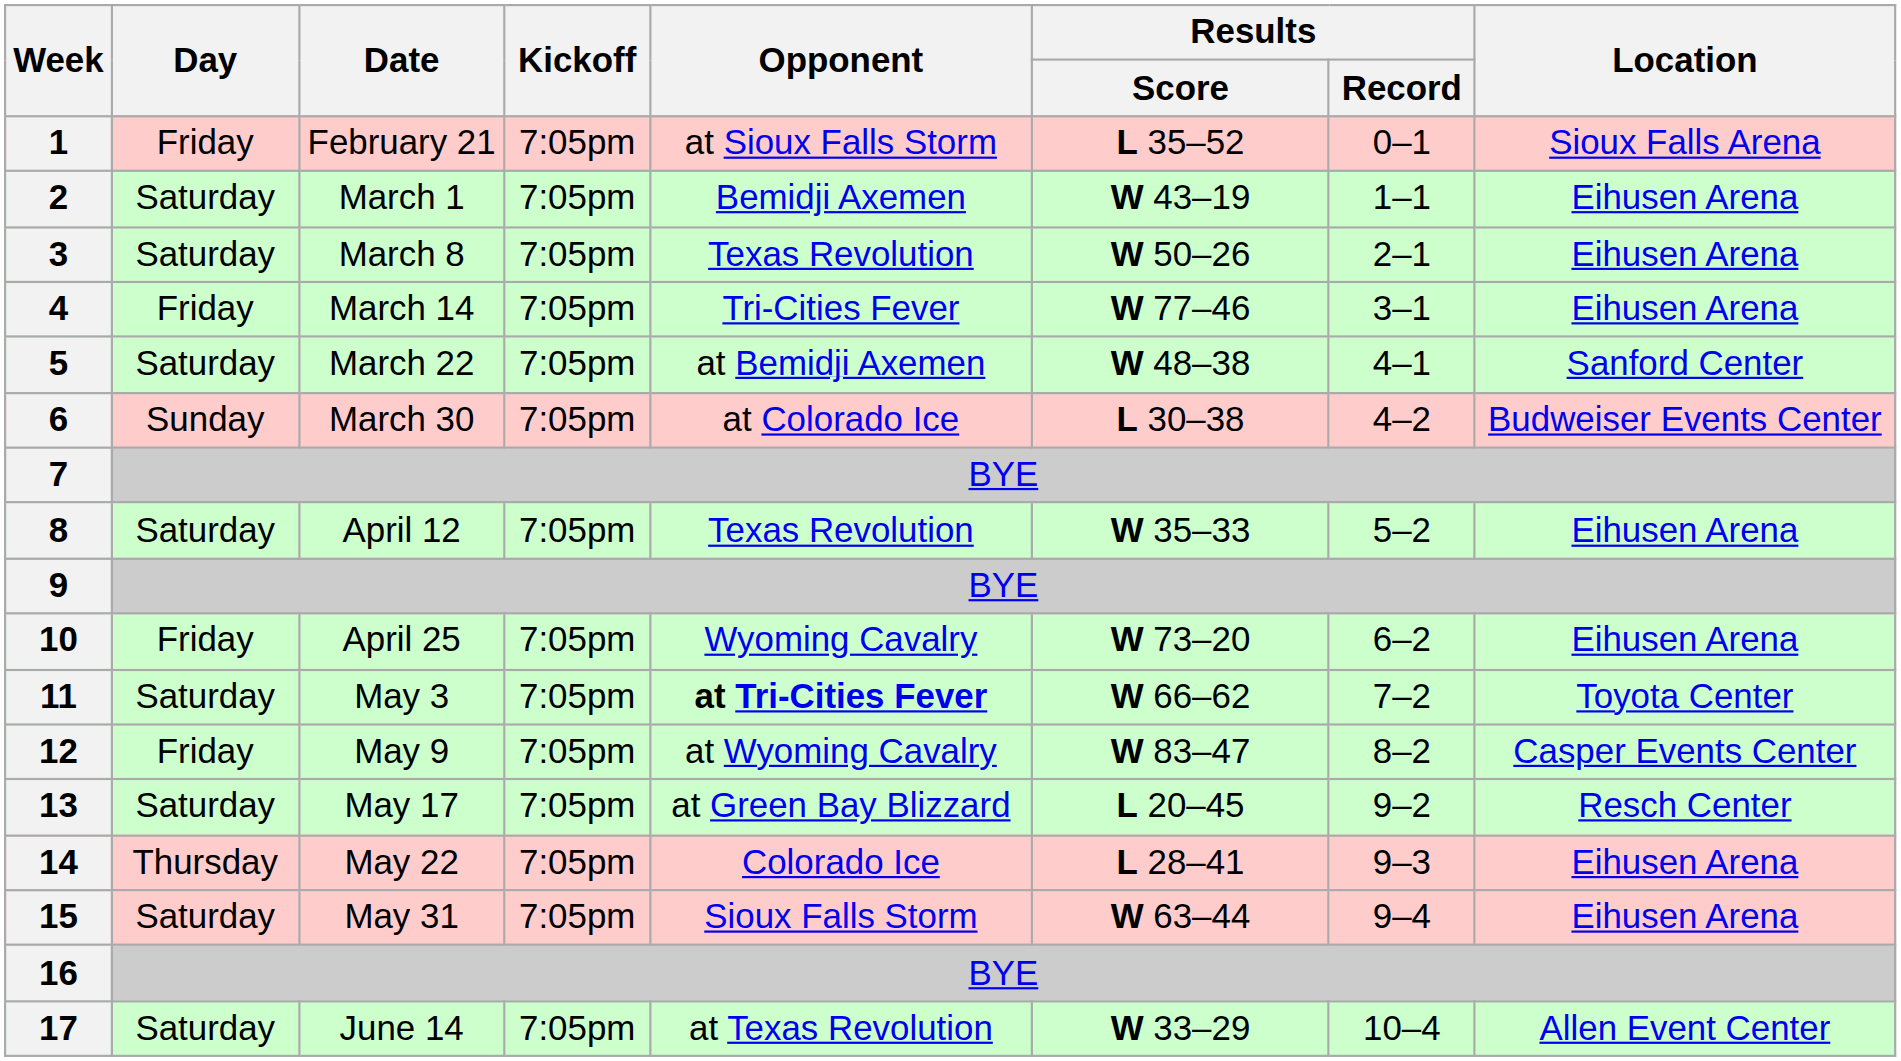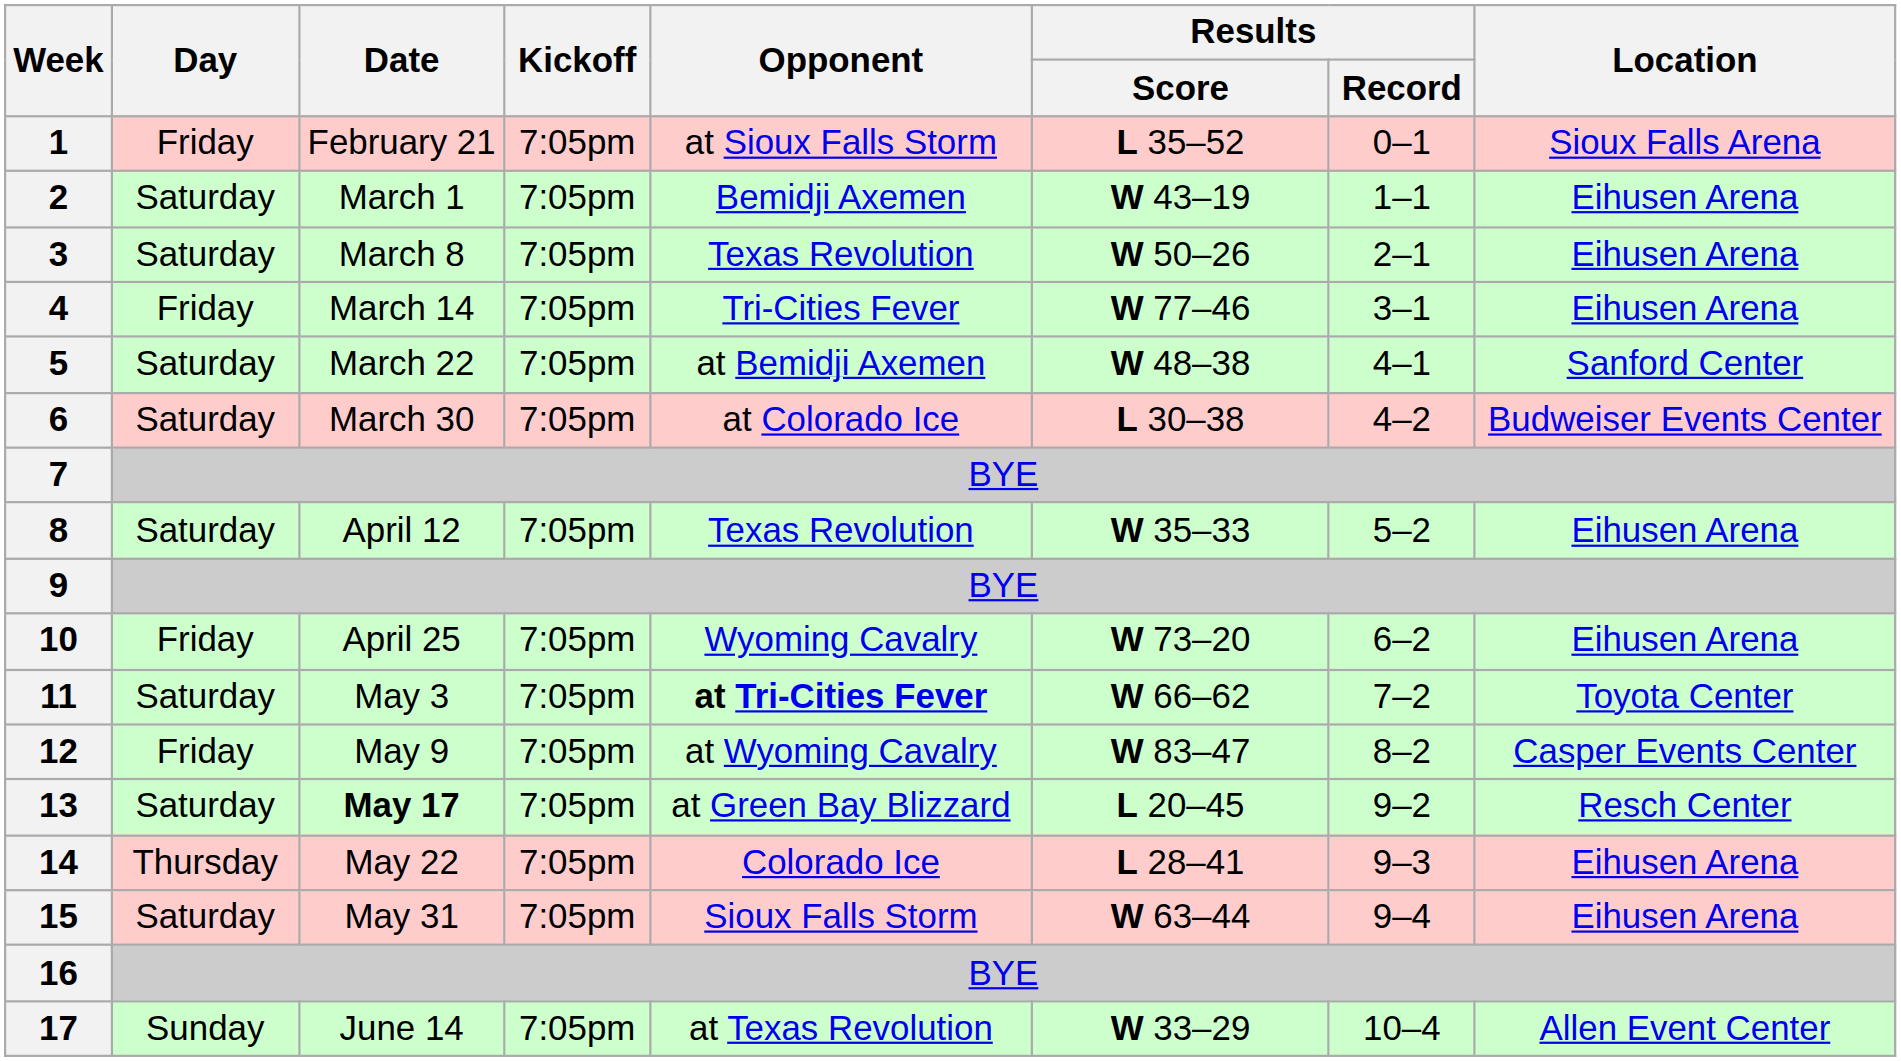(205, 419) Sunday -> (205, 419) Saturday
(402, 806) normal -> (402, 806) bold
(205, 1027) Saturday -> (205, 1027) Sunday
